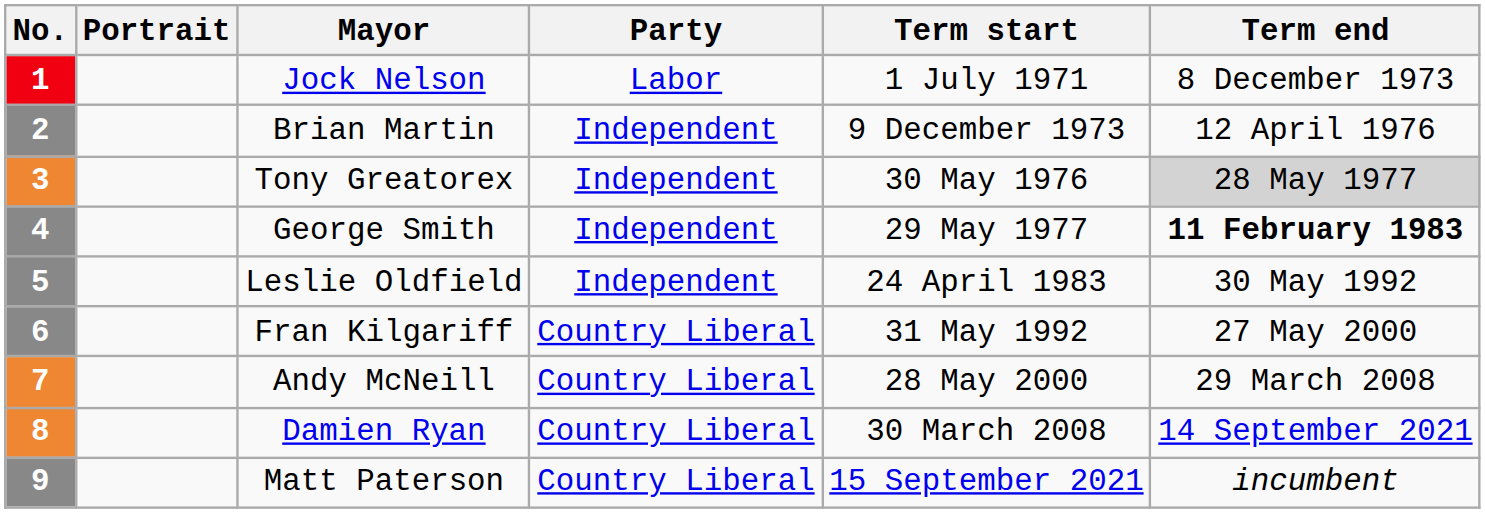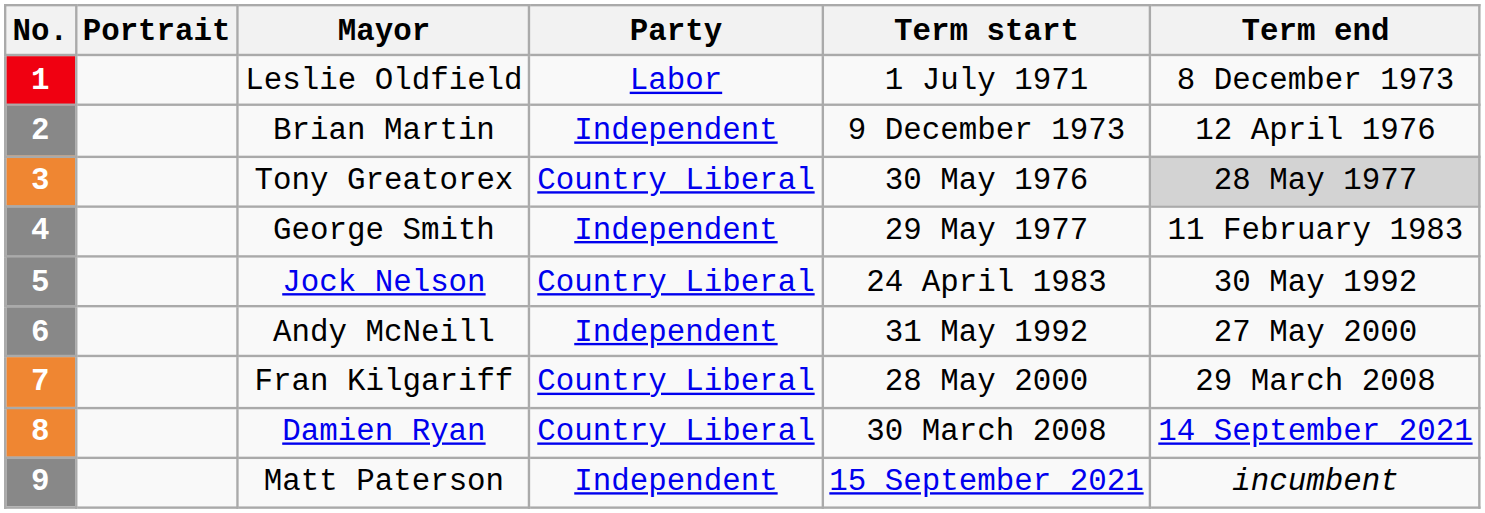(384, 81) Jock Nelson -> (384, 81) Leslie Oldfield
(676, 181) Independent -> (676, 181) Country Liberal
(1315, 231) bold -> (1315, 231) normal
(384, 281) Leslie Oldfield -> (384, 281) Jock Nelson
(676, 281) Independent -> (676, 281) Country Liberal
(384, 332) Fran Kilgariff -> (384, 332) Andy McNeill
(676, 332) Country Liberal -> (676, 332) Independent
(384, 382) Andy McNeill -> (384, 382) Fran Kilgariff
(676, 482) Country Liberal -> (676, 482) Independent
